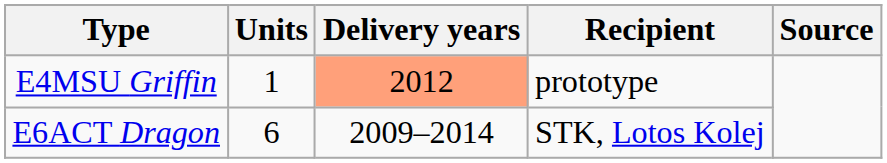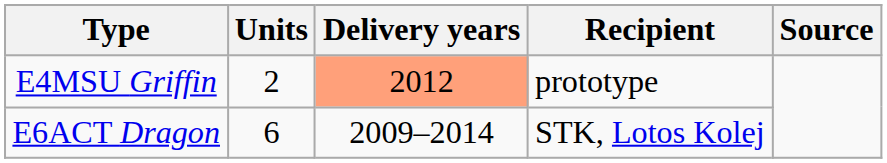(271, 81) 1 -> (271, 81) 2
